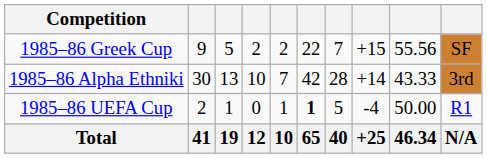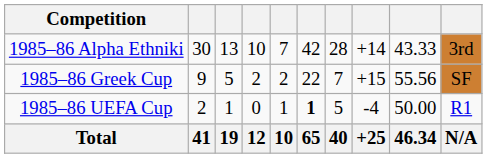rows swapped: (96, 78) <-> (96, 49)
